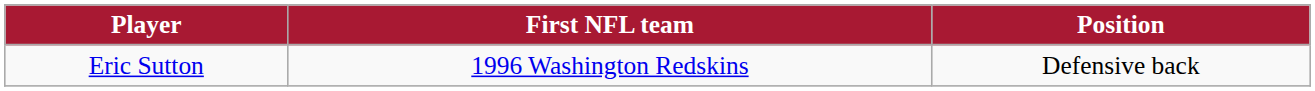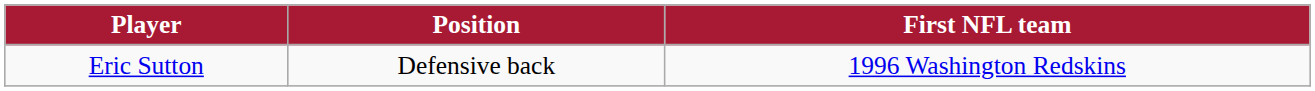columns swapped: (1121, 24) <-> (610, 24)
